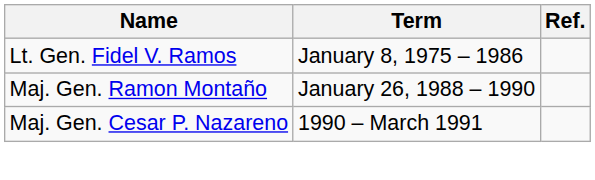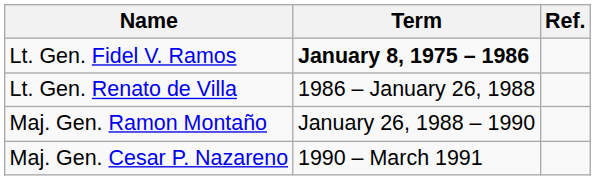(411, 55) normal -> (414, 55) bold
+ row: (123, 89)
